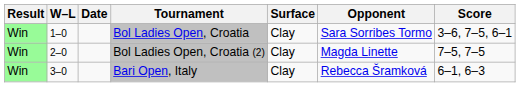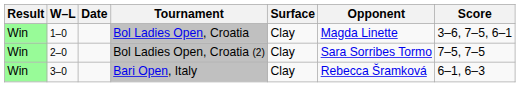(376, 33) Sara Sorribes Tormo -> (359, 33) Magda Linette
(359, 52) Magda Linette -> (376, 52) Sara Sorribes Tormo
